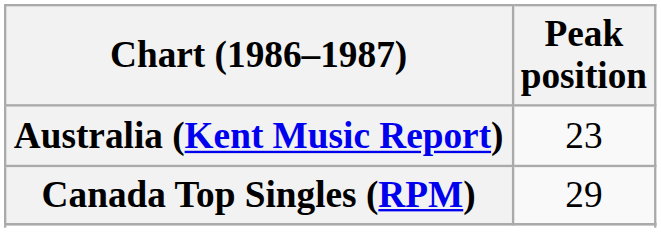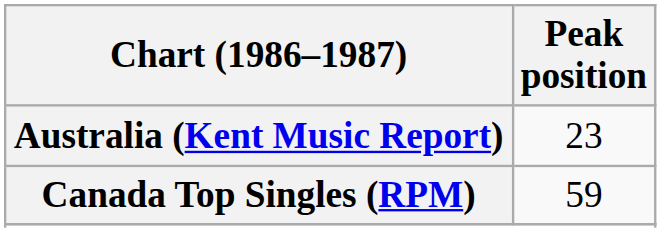(584, 194) 29 -> (584, 194) 59
